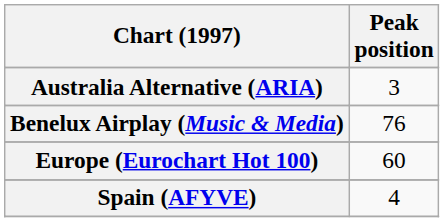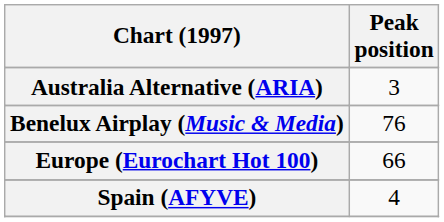(394, 160) 60 -> (394, 160) 66
